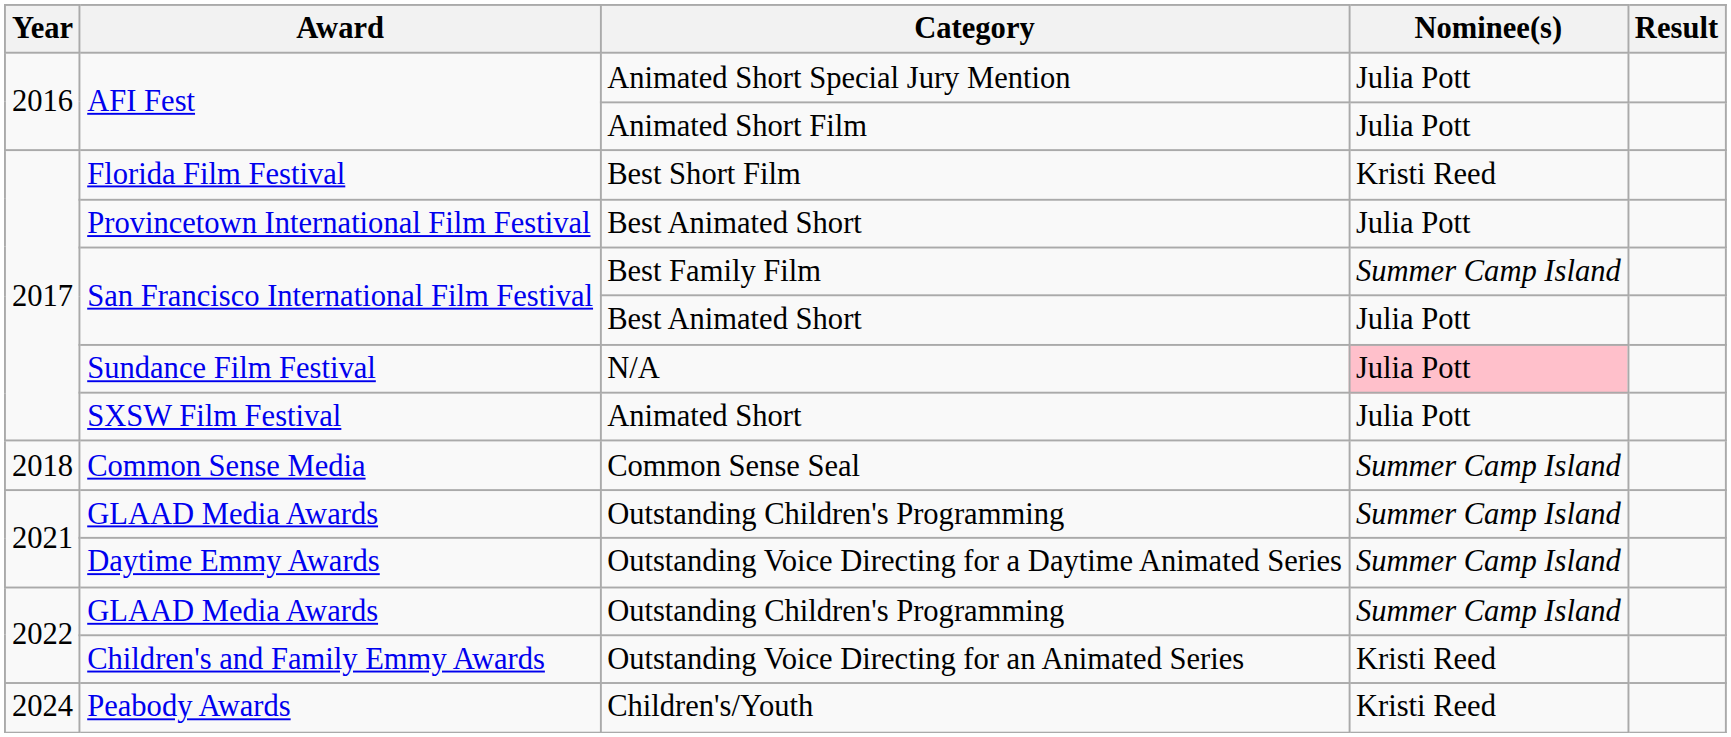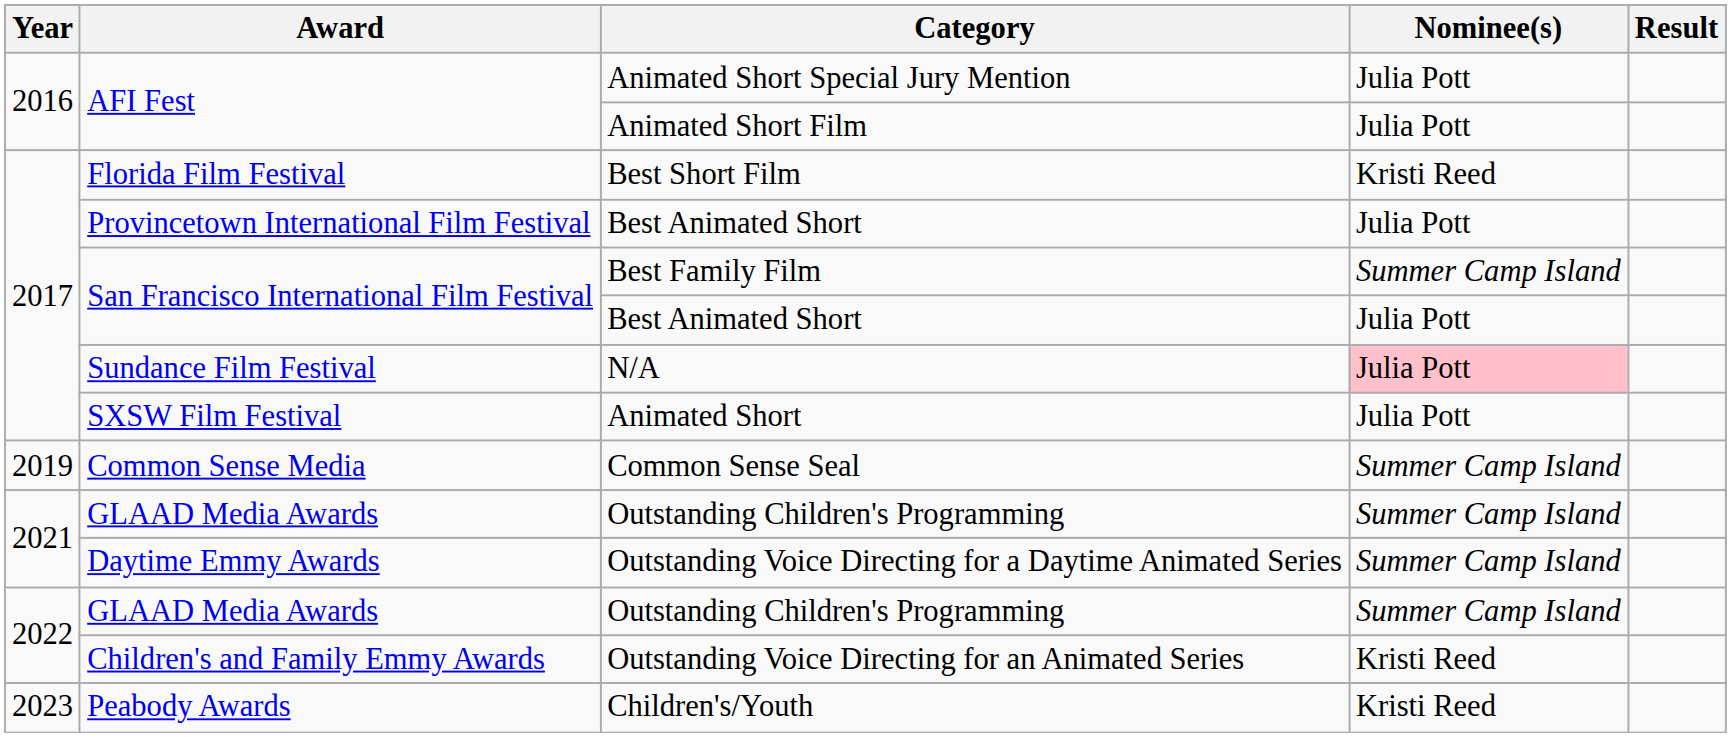(43, 464) 2018 -> (43, 464) 2019
(43, 707) 2024 -> (43, 707) 2023
